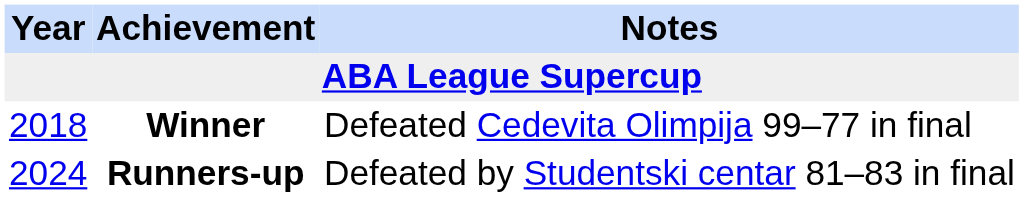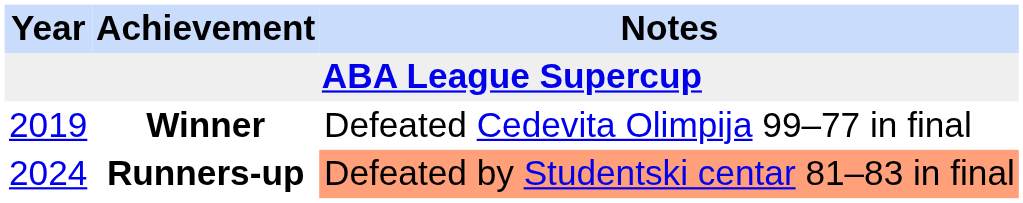(48, 124) 2018 -> (48, 124) 2019
(669, 173) no background -> (669, 173) lightsalmon background
